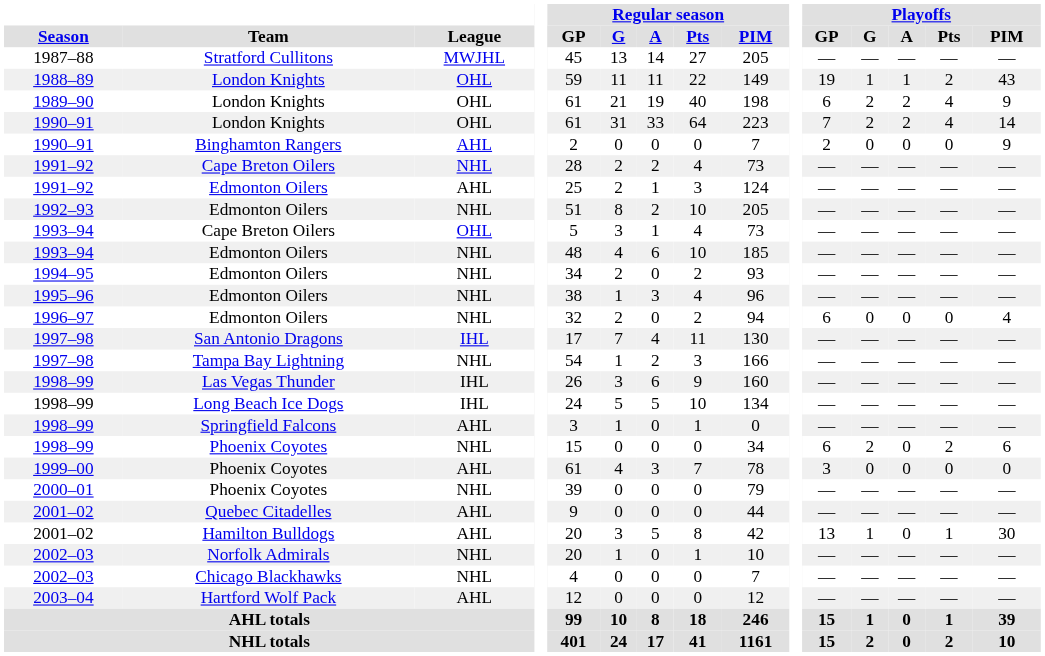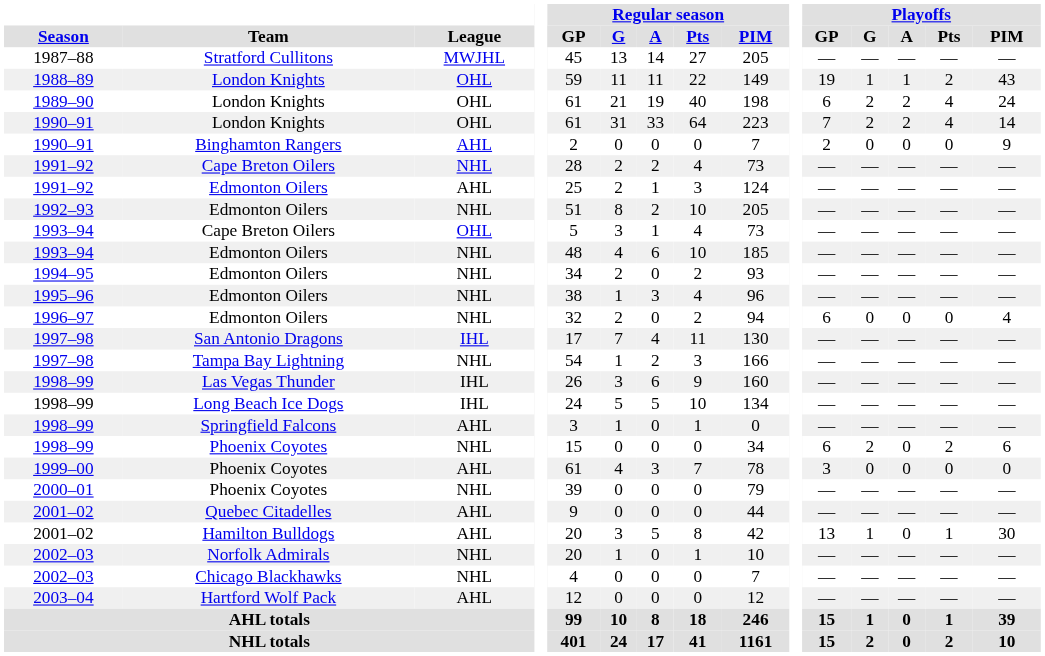(1007, 101) 9 -> (1007, 101) 24
